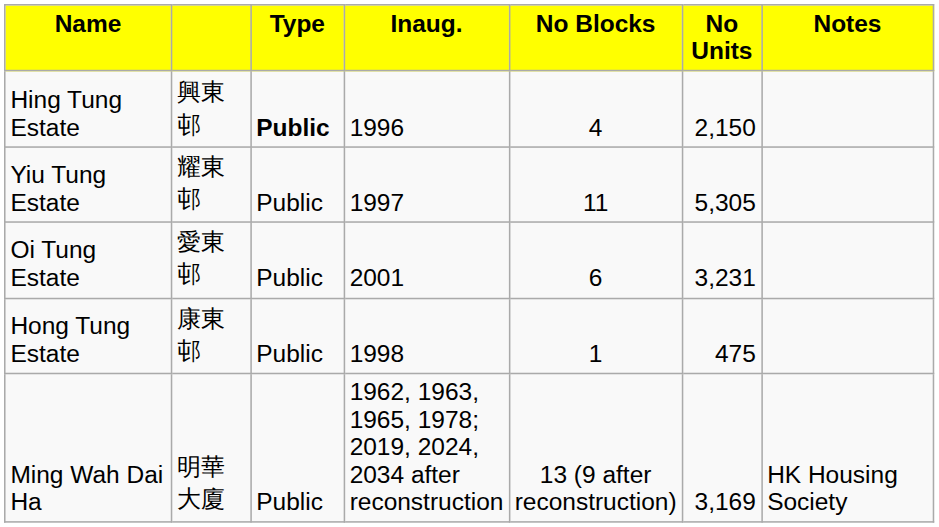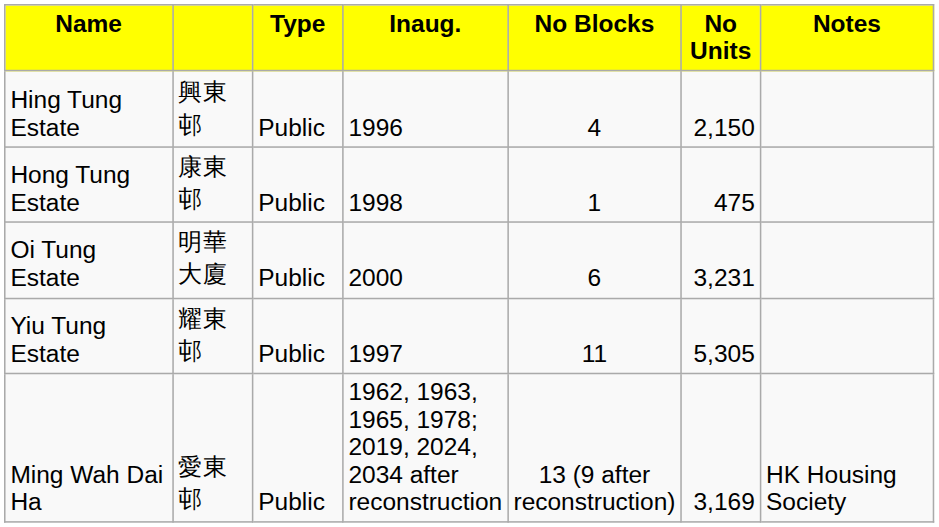(293, 126) bold -> (292, 126) normal
rows swapped: (70, 339) <-> (58, 188)
(201, 258) 愛東邨 -> (203, 258) 明華大廈
(377, 278) 2001 -> (376, 278) 2000
(201, 483) 明華大廈 -> (203, 483) 愛東邨
